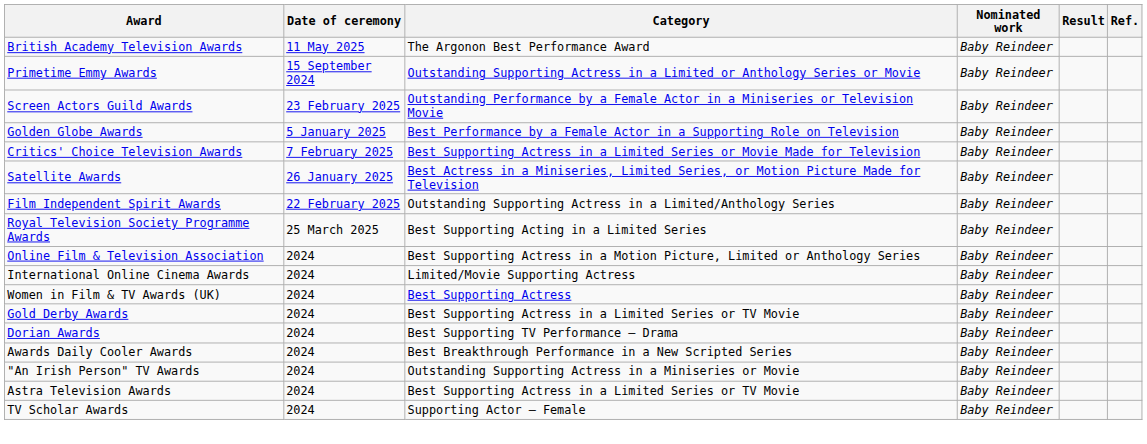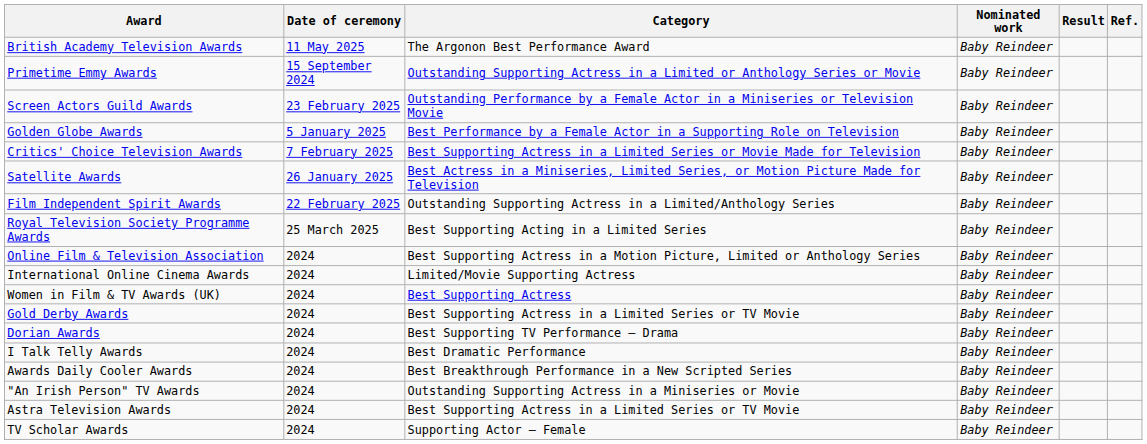+ row: (75, 352)
